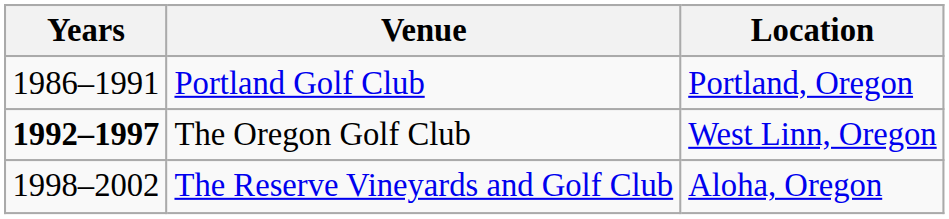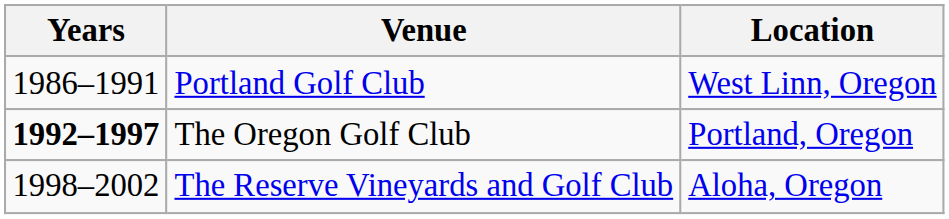(801, 82) Portland, Oregon -> (812, 82) West Linn, Oregon
(812, 133) West Linn, Oregon -> (801, 133) Portland, Oregon
